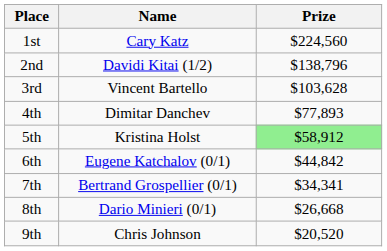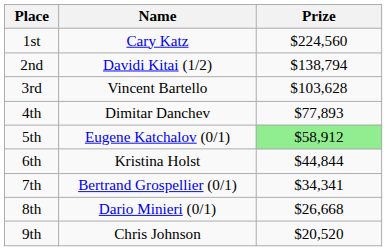(319, 64) $138,796 -> (319, 64) $138,794
(157, 137) Kristina Holst -> (157, 137) Eugene Katchalov (0/1)
(157, 161) Eugene Katchalov (0/1) -> (157, 161) Kristina Holst
(319, 161) $44,842 -> (319, 161) $44,844
